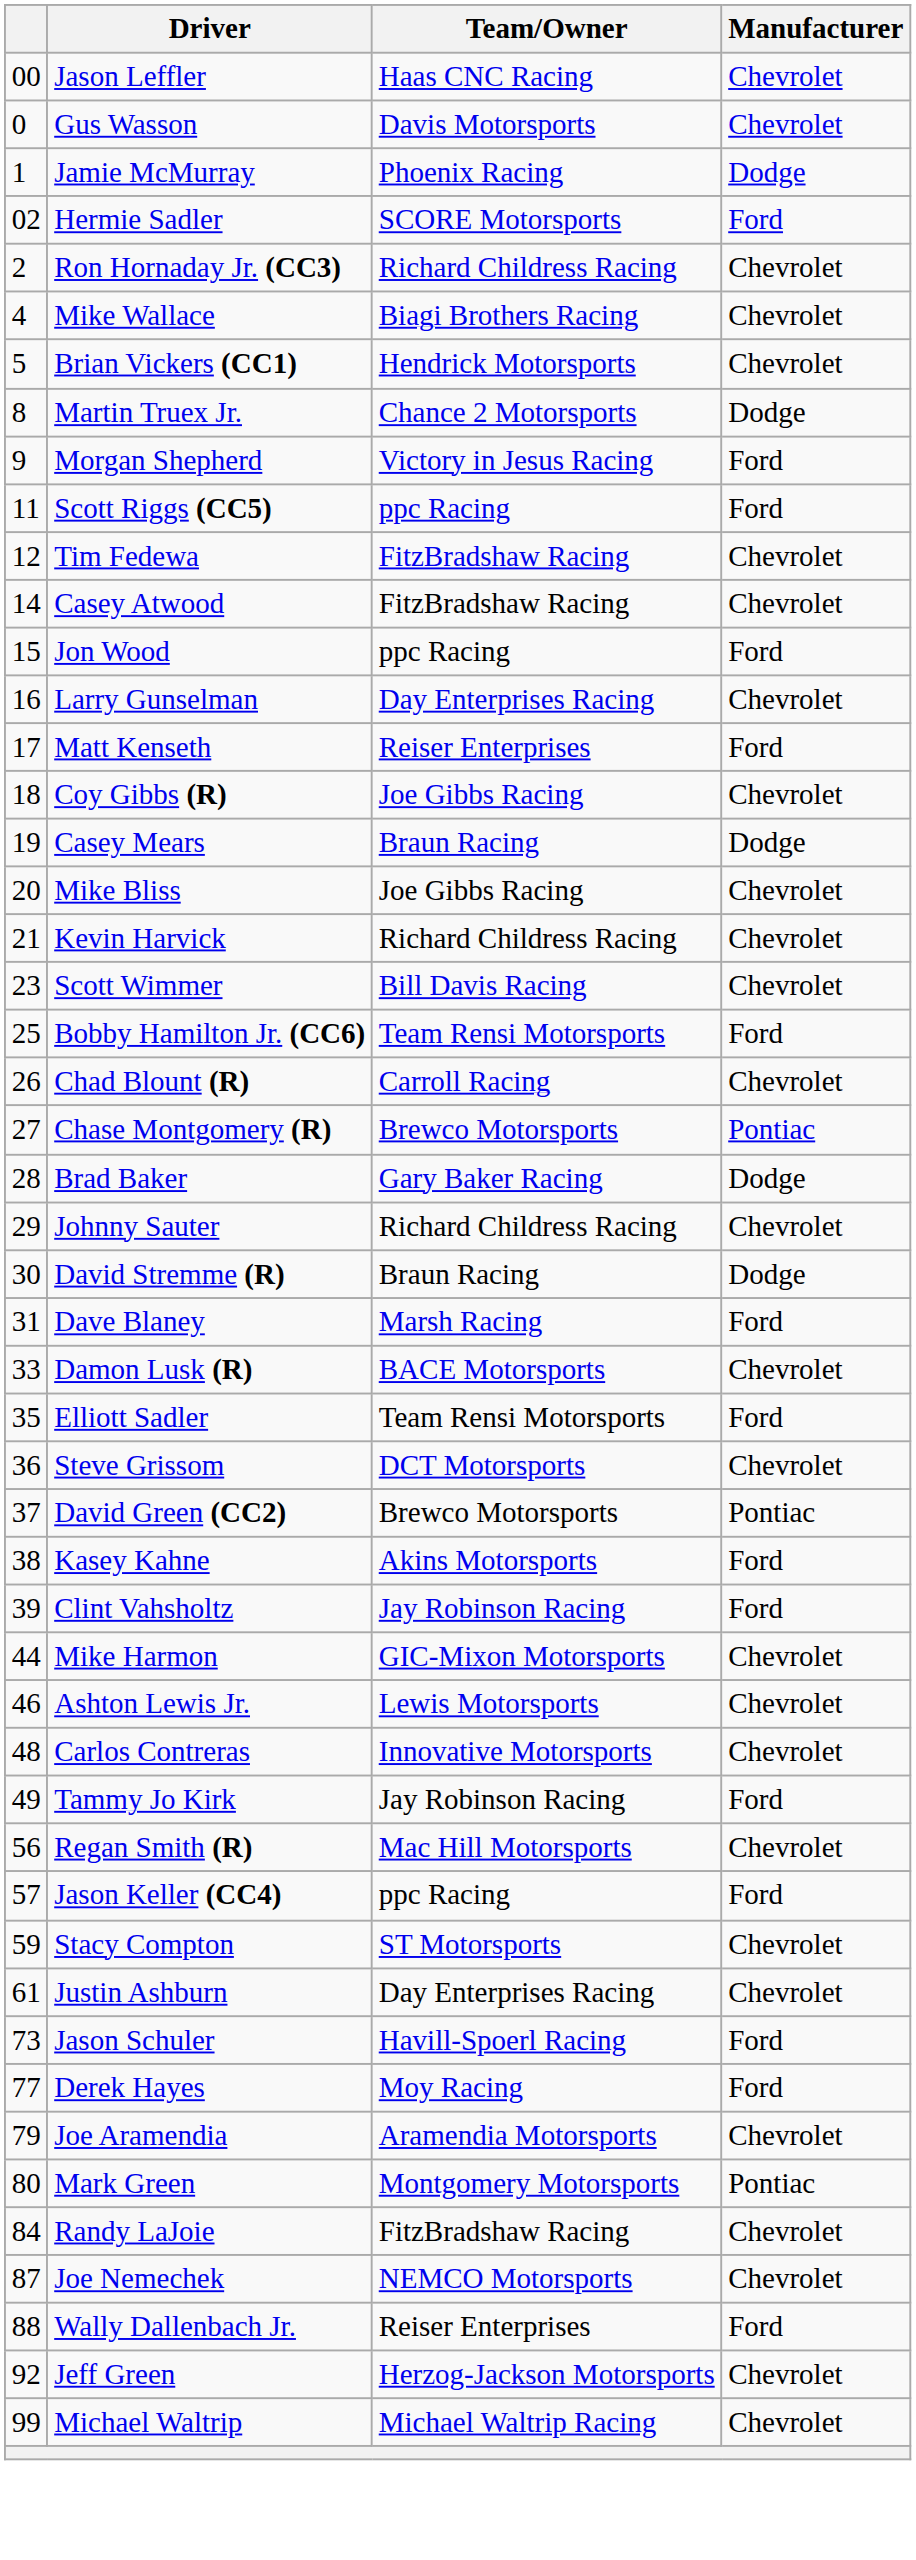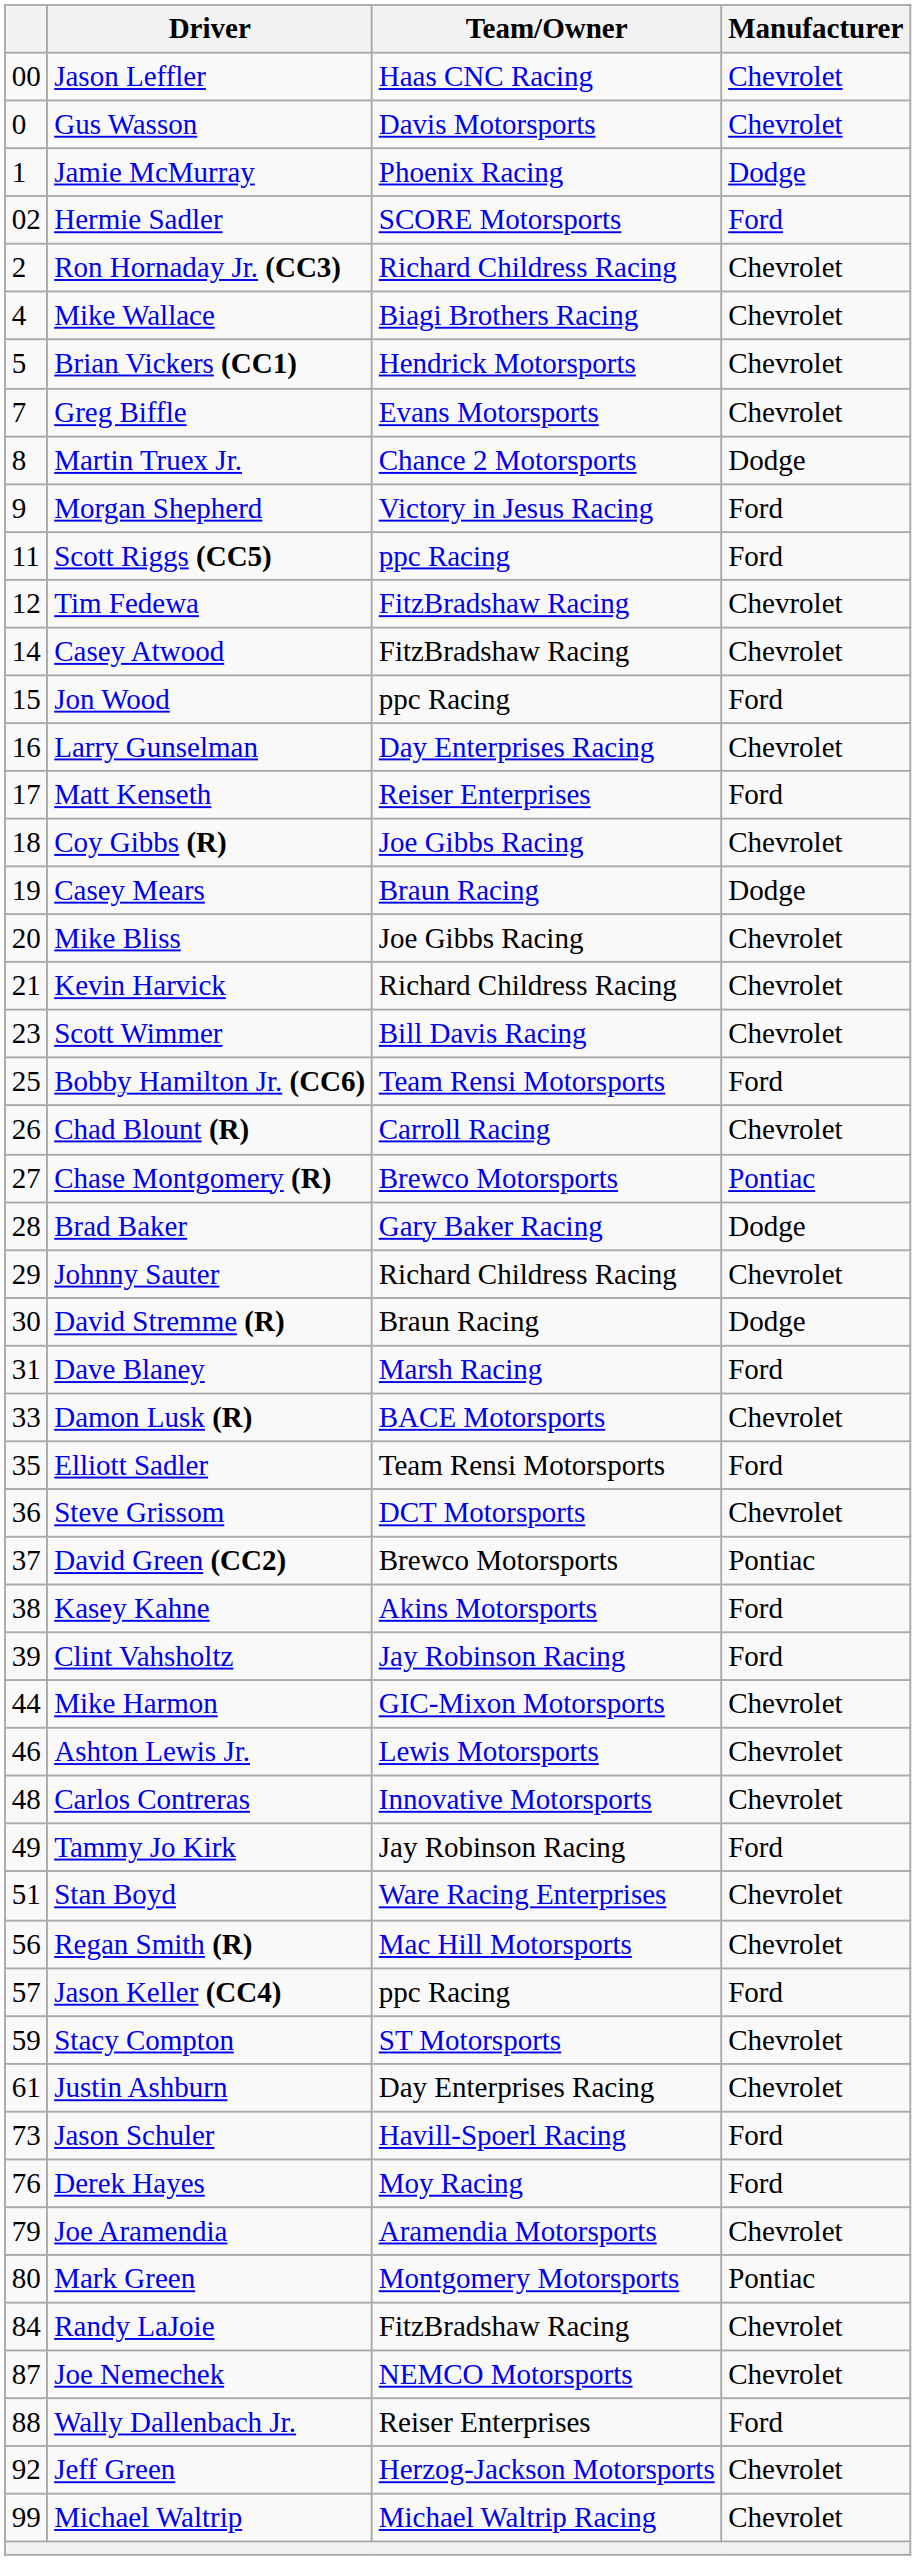+ row: (120, 411)
+ row: (115, 1895)
(26, 2087) 77 -> (26, 2182) 76
